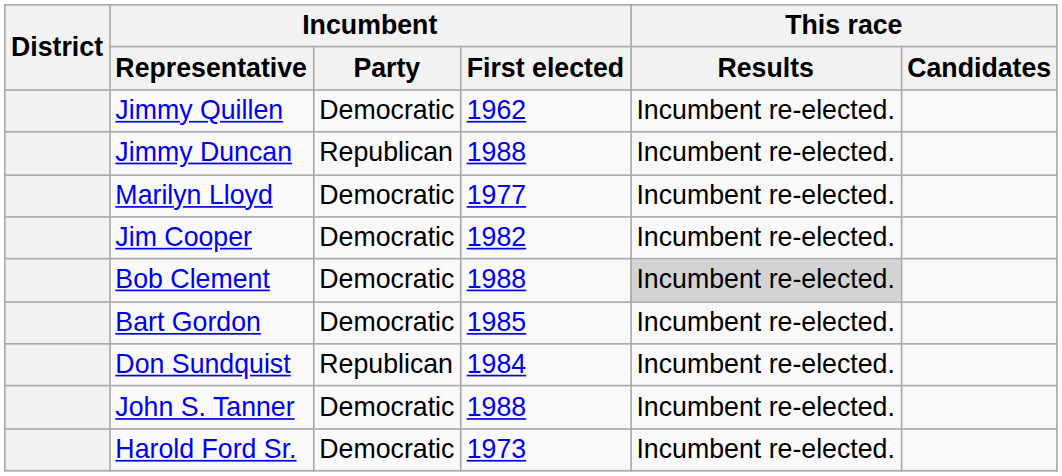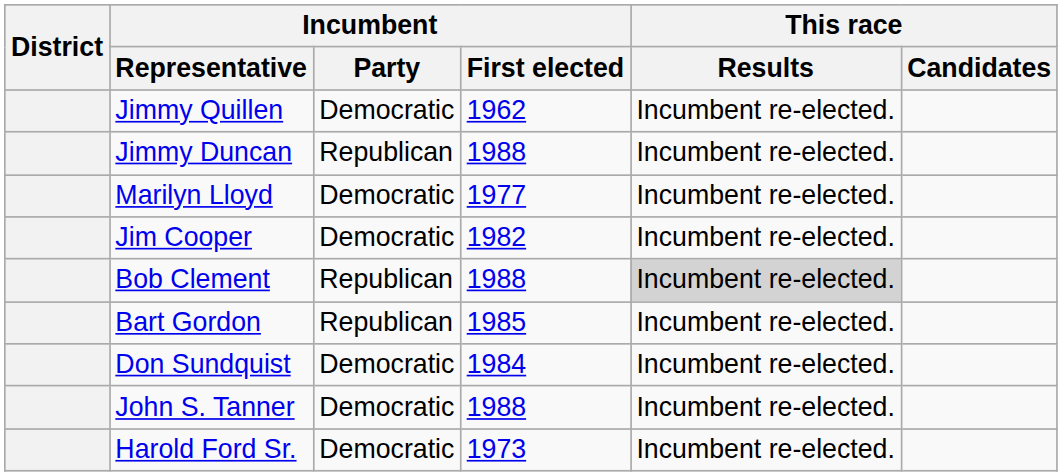(387, 279) Democratic -> (386, 279) Republican
(387, 322) Democratic -> (386, 322) Republican
(386, 364) Republican -> (387, 364) Democratic
